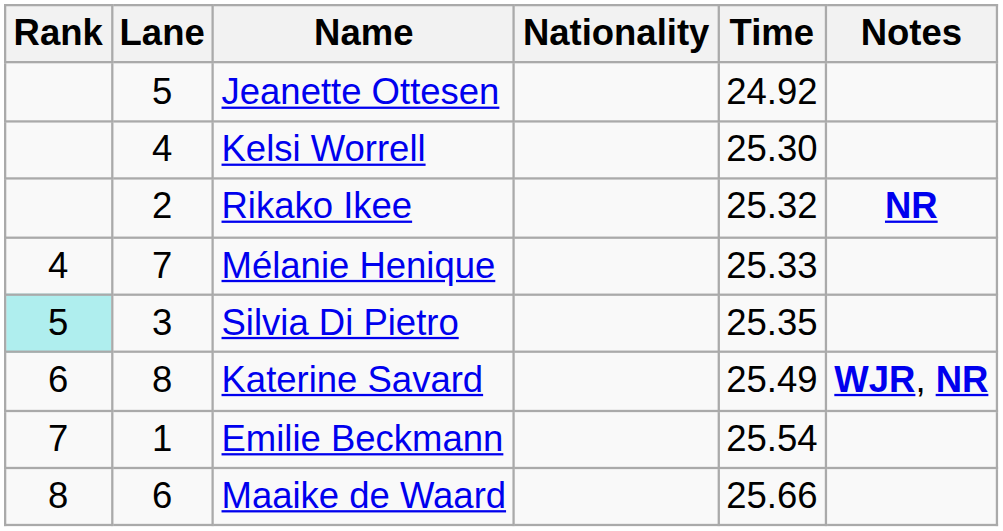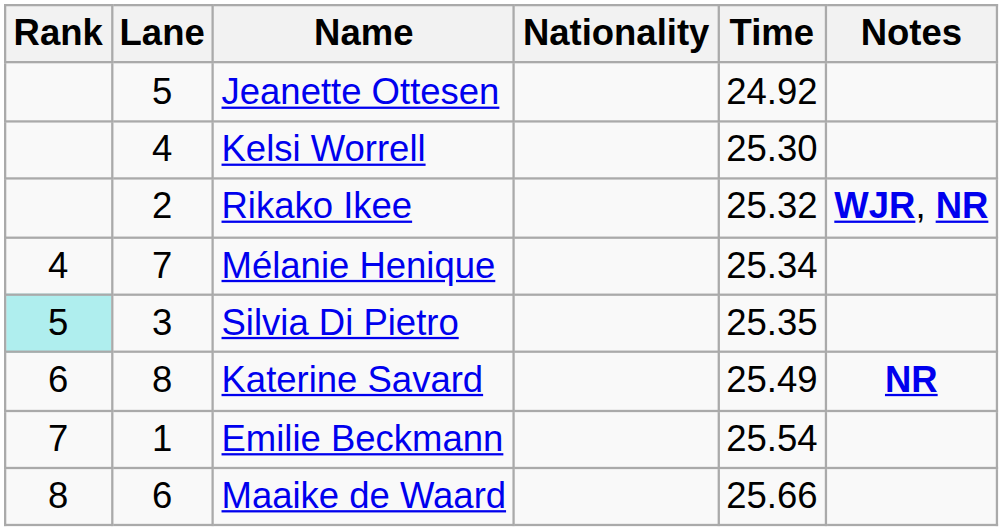(911, 206) NR -> (911, 206) WJR, NR
(772, 264) 25.33 -> (772, 264) 25.34
(911, 380) WJR, NR -> (911, 380) NR
